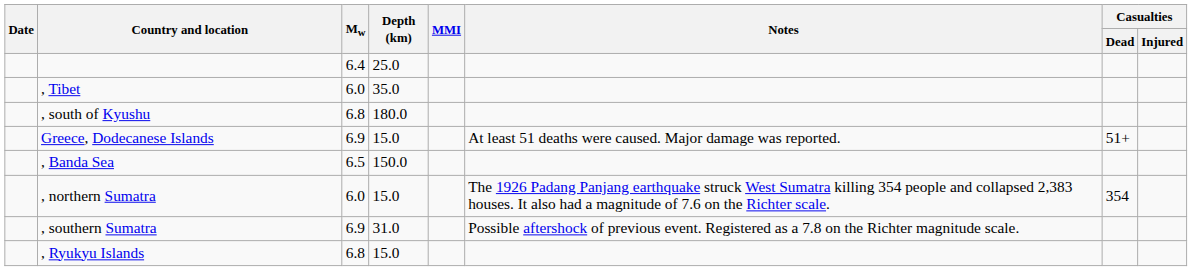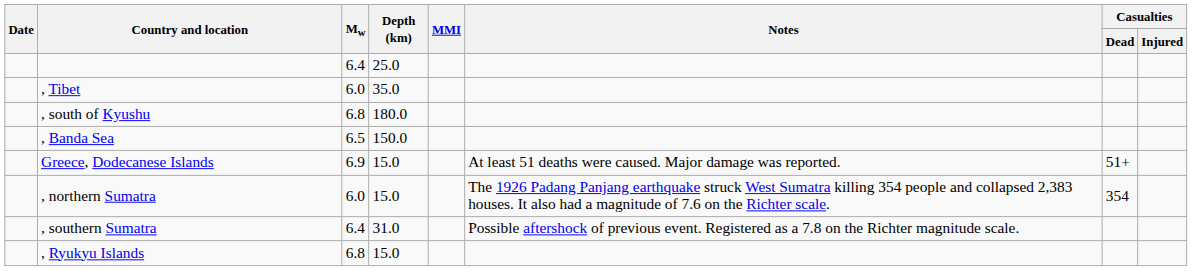rows swapped: (78, 162) <-> (127, 138)
(355, 228) 6.9 -> (355, 228) 6.4
